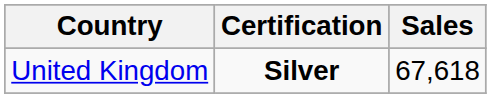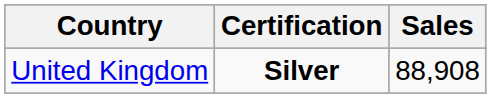(438, 70) 67,618 -> (438, 70) 88,908
